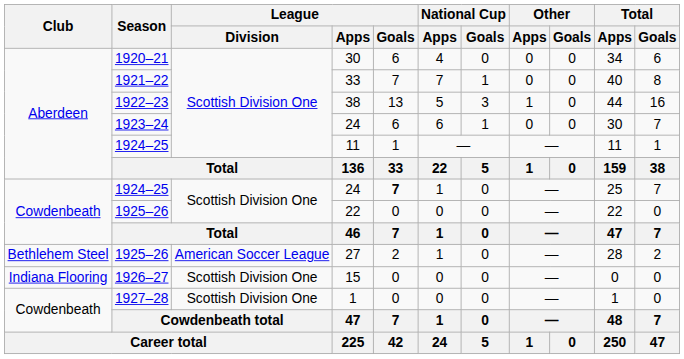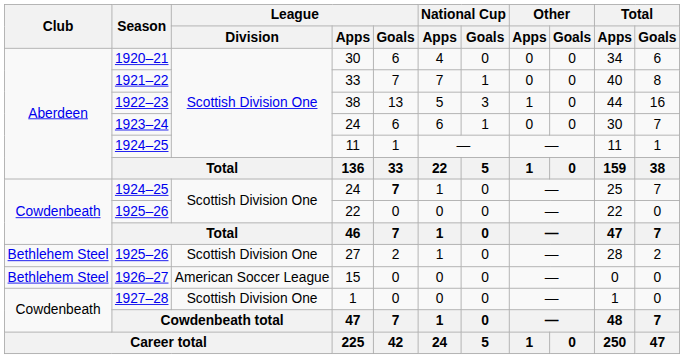(252, 255) American Soccer League -> (252, 255) Scottish Division One
(58, 277) Indiana Flooring -> (58, 277) Bethlehem Steel
(252, 277) Scottish Division One -> (252, 277) American Soccer League
